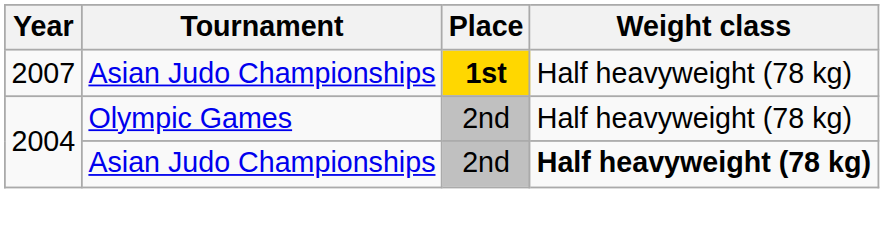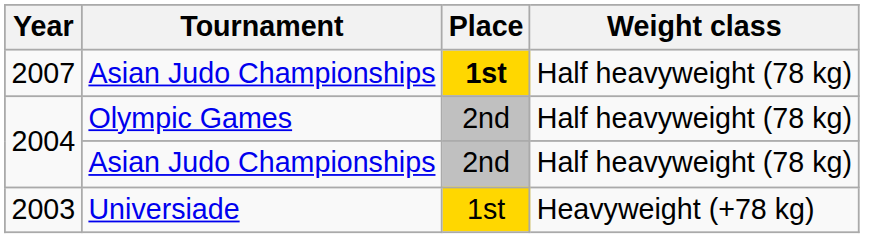(704, 163) bold -> (694, 163) normal
+ row: (43, 208)
